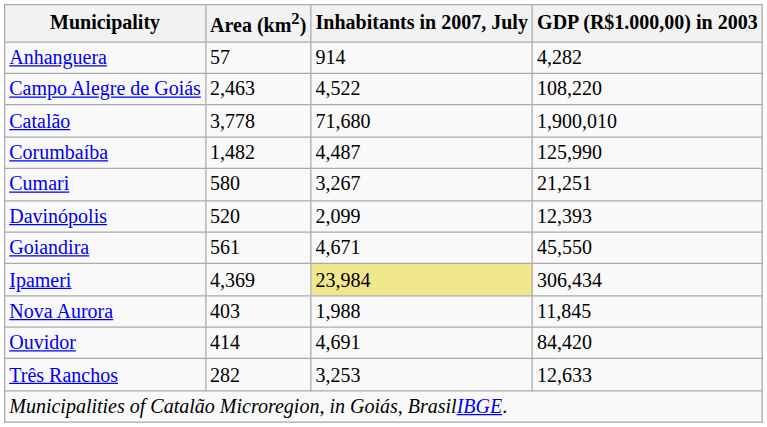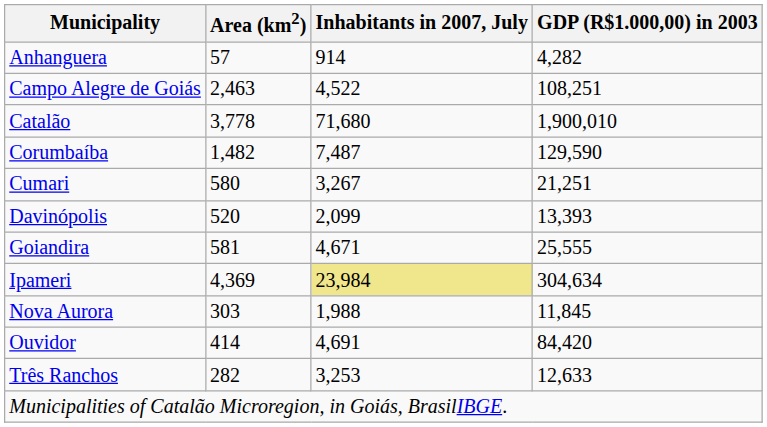(570, 89) 108,220 -> (570, 89) 108,251
(338, 152) 4,487 -> (338, 152) 7,487
(570, 152) 125,990 -> (570, 152) 129,590
(565, 216) 12,393 -> (565, 216) 13,393
(225, 247) 561 -> (225, 247) 581
(565, 247) 45,550 -> (565, 247) 25,555
(570, 279) 306,434 -> (570, 279) 304,634
(225, 311) 403 -> (225, 311) 303
